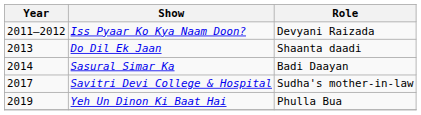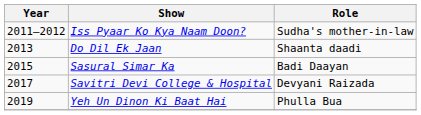(326, 31) Devyani Raizada -> (345, 31) Sudha's mother-in-law
(20, 66) 2014 -> (20, 66) 2015
(345, 84) Sudha's mother-in-law -> (326, 84) Devyani Raizada
